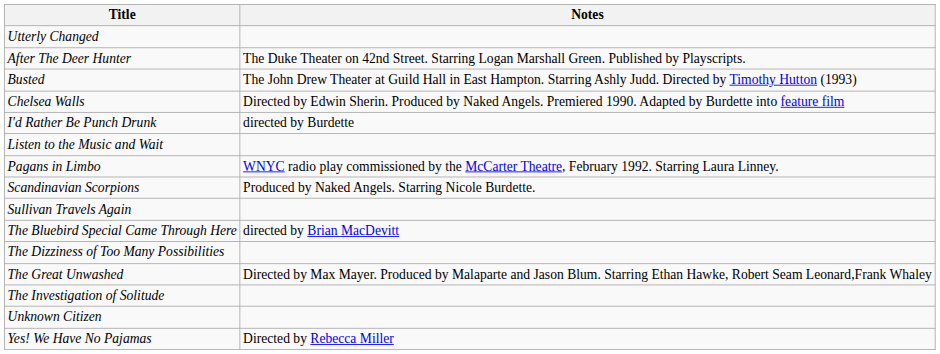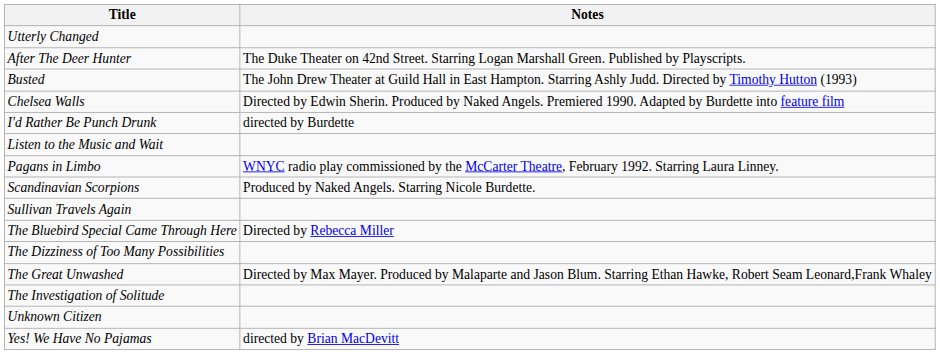(321, 230) directed by Brian MacDevitt -> (318, 230) Directed by Rebecca Miller
(318, 338) Directed by Rebecca Miller -> (321, 338) directed by Brian MacDevitt
